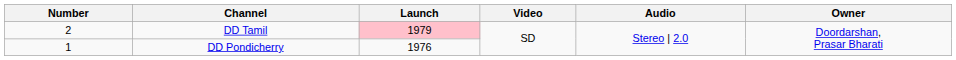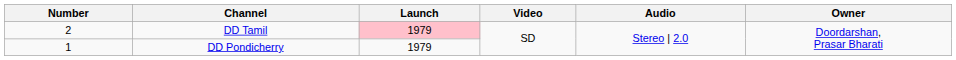(420, 47) 1976 -> (420, 47) 1979
